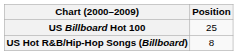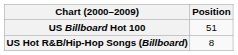(211, 27) 25 -> (211, 27) 51
